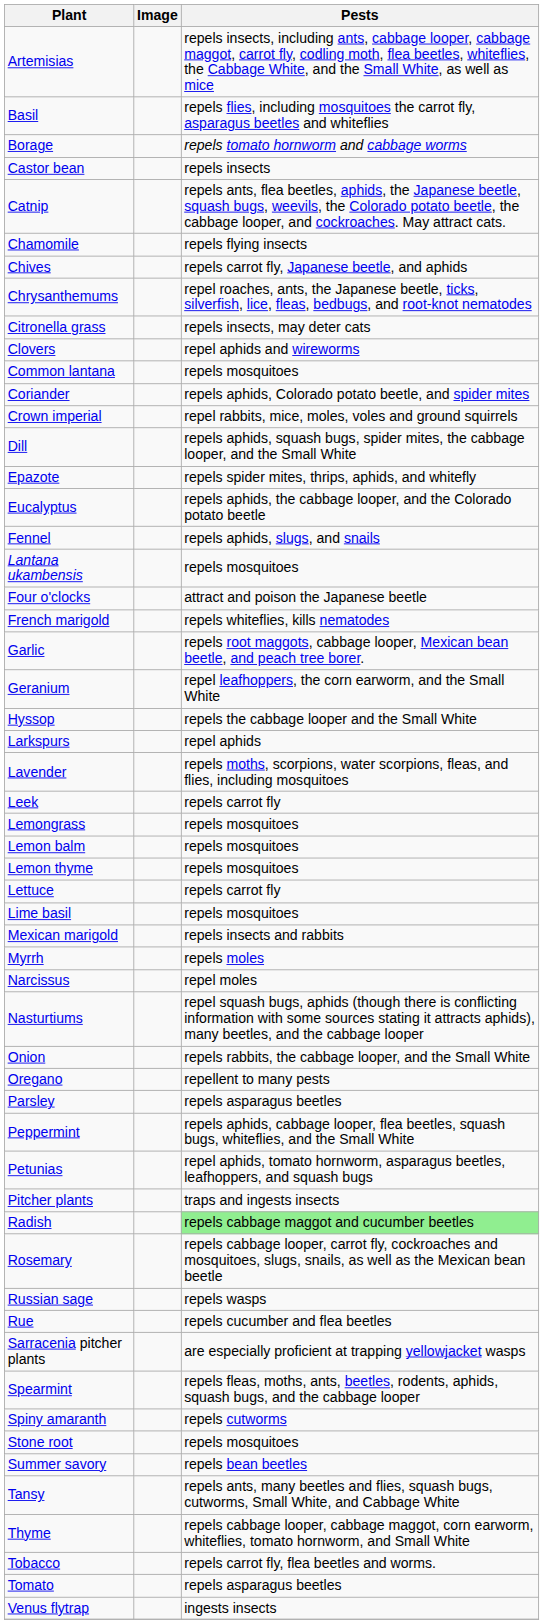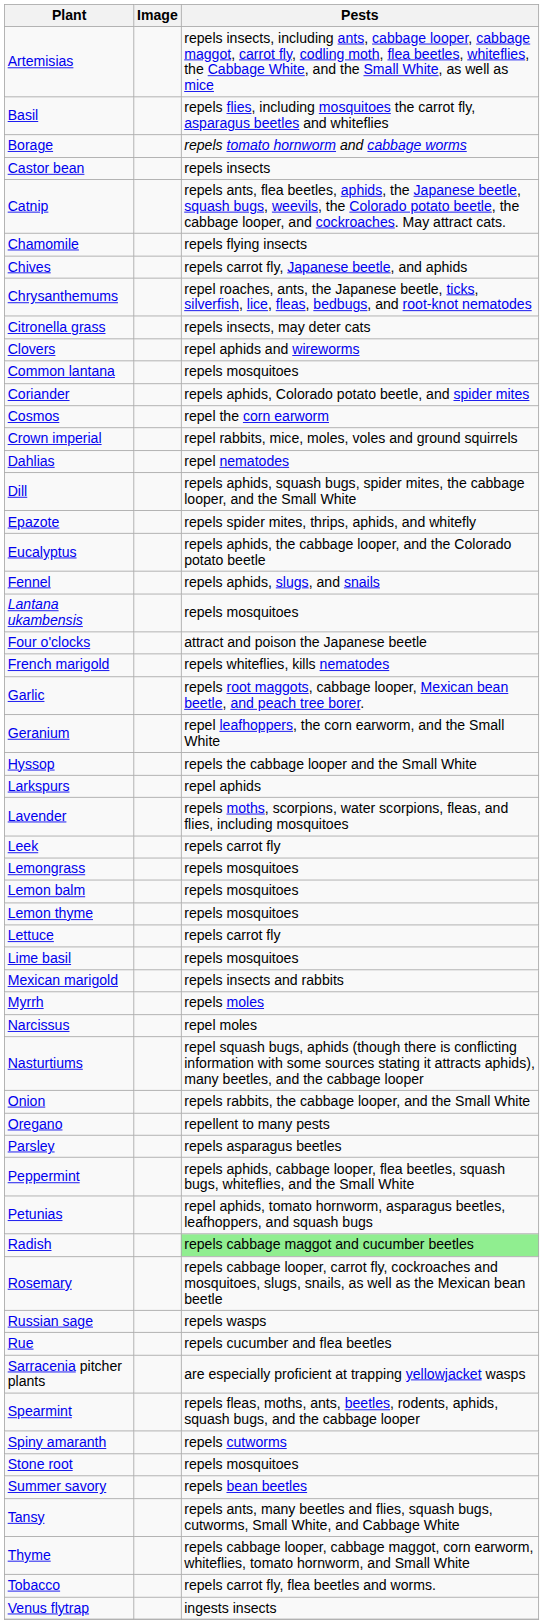+ row: (34, 416)
+ row: (31, 461)
- row: (50, 1200)
- row: (31, 1585)
